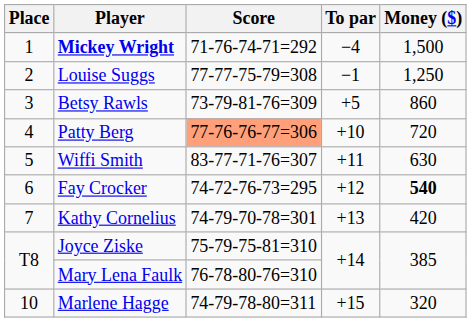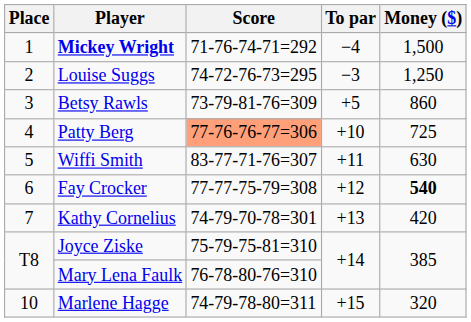(254, 75) 77-77-75-79=308 -> (254, 75) 74-72-76-73=295
(351, 75) −1 -> (351, 75) −3
(423, 132) 720 -> (423, 132) 725
(254, 189) 74-72-76-73=295 -> (254, 189) 77-77-75-79=308
